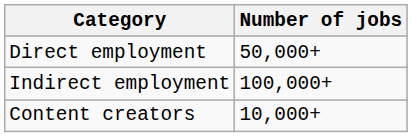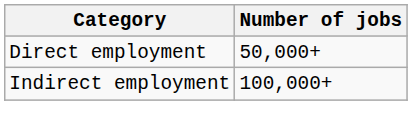- row: (102, 115)
